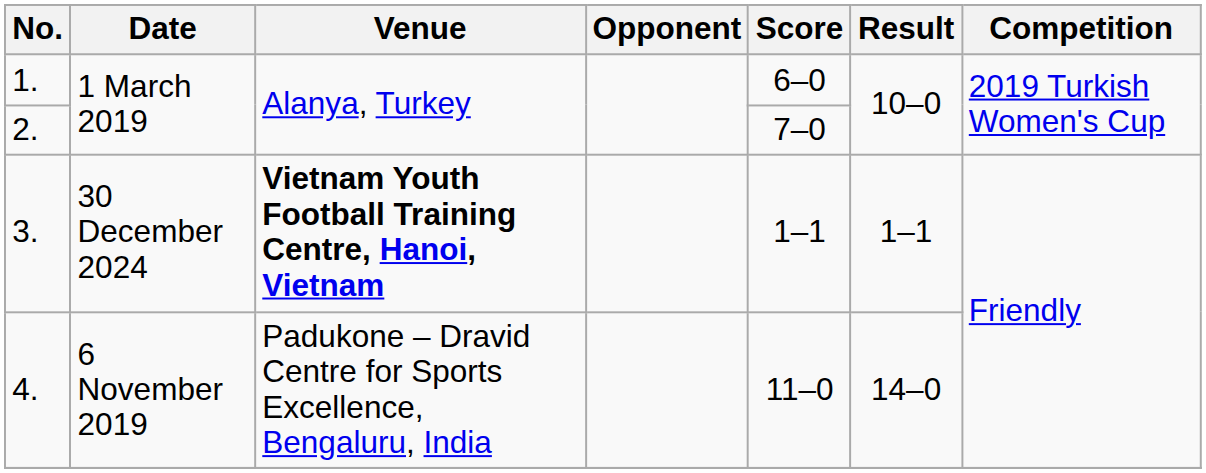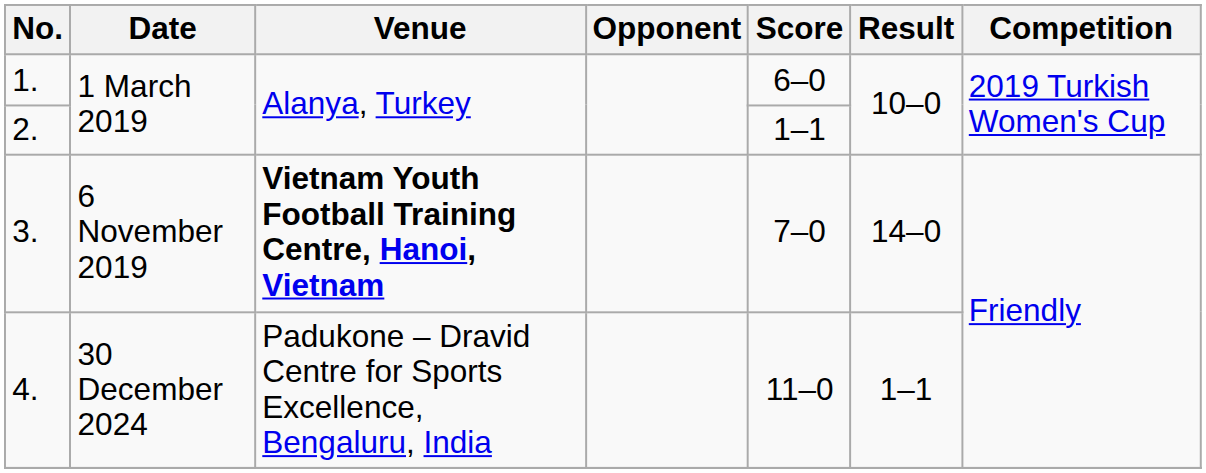(800, 129) 7–0 -> (800, 129) 1–1
(150, 232) 30 December 2024 -> (150, 232) 6 November 2019
(800, 232) 1–1 -> (800, 232) 7–0
(906, 232) 1–1 -> (906, 232) 14–0
(150, 389) 6 November 2019 -> (150, 389) 30 December 2024
(906, 389) 14–0 -> (906, 389) 1–1
